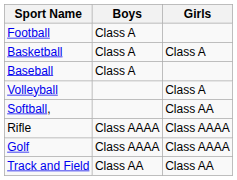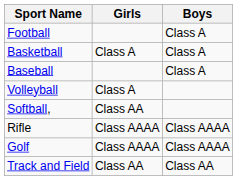columns swapped: (127, 14) <-> (198, 14)
